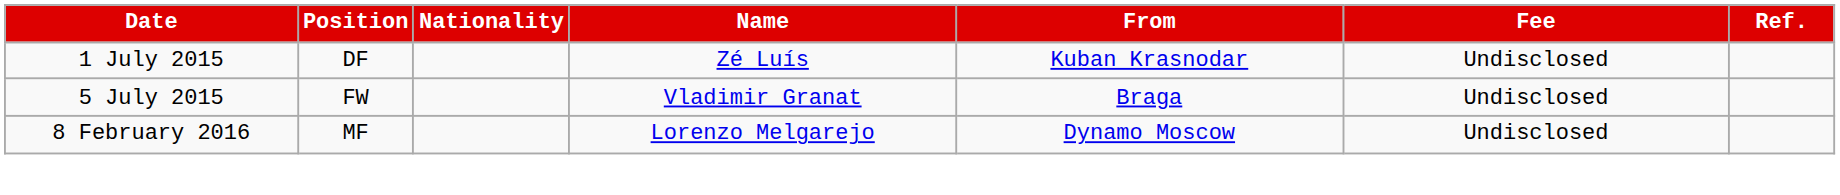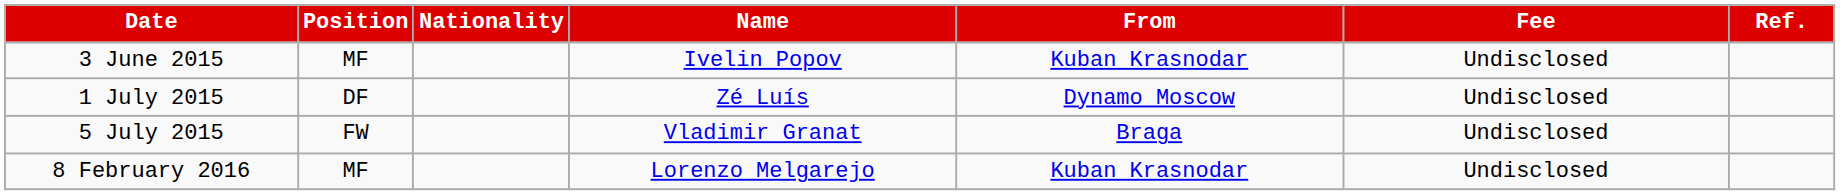+ row: (151, 60)
(1149, 60) Kuban Krasnodar -> (1149, 97) Dynamo Moscow
(1149, 134) Dynamo Moscow -> (1149, 171) Kuban Krasnodar
